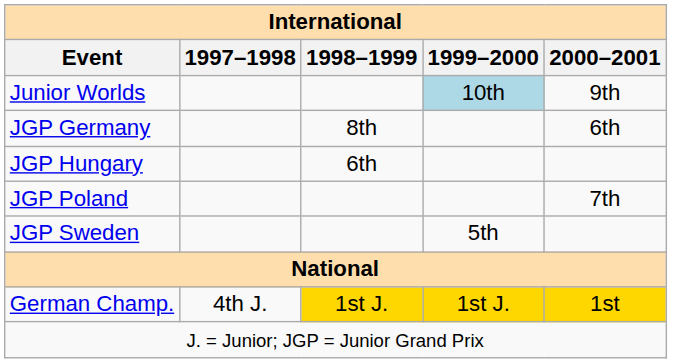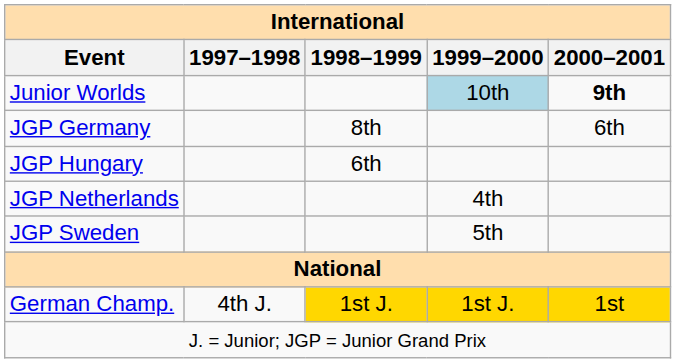(605, 92) normal -> (609, 92) bold
+ row: (94, 198)
- row: (69, 198)
